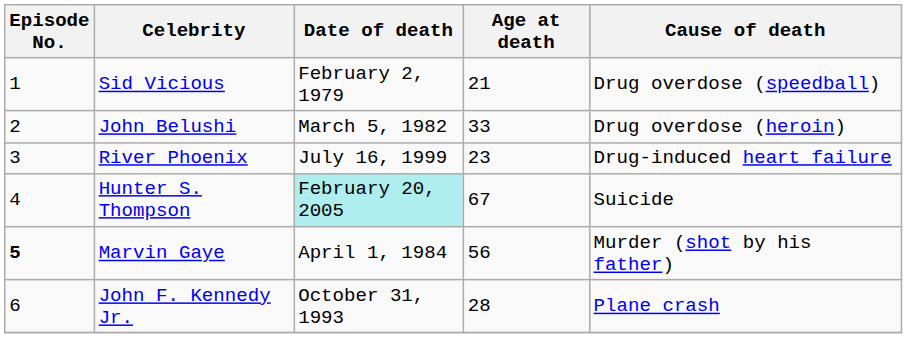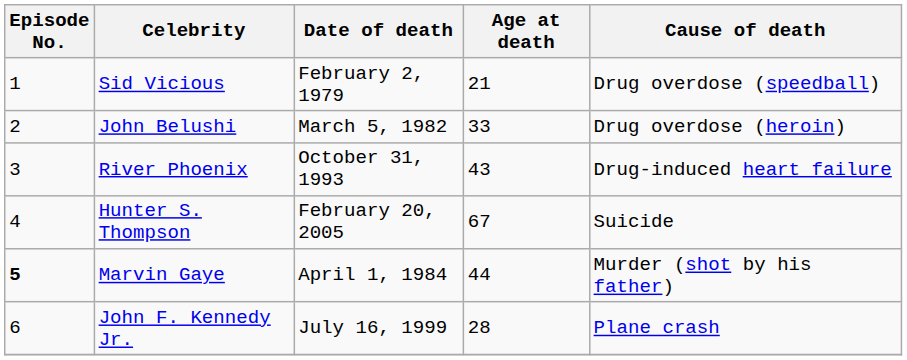(373, 158) July 16, 1999 -> (361, 169) October 31, 1993
(479, 158) 23 -> (479, 169) 43
(367, 200) paleturquoise background -> (367, 222) no background
(479, 253) 56 -> (479, 275) 44
(361, 306) October 31, 1993 -> (373, 328) July 16, 1999
